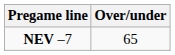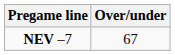(131, 38) 65 -> (131, 38) 67
